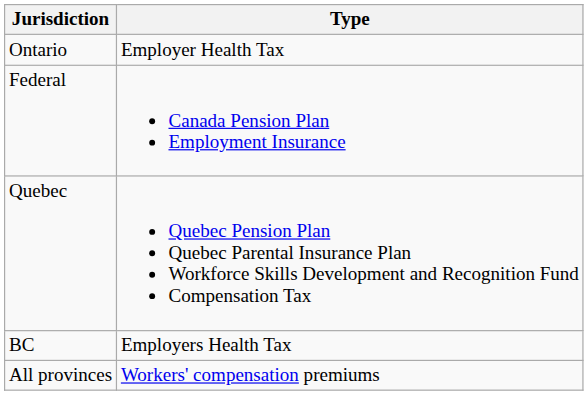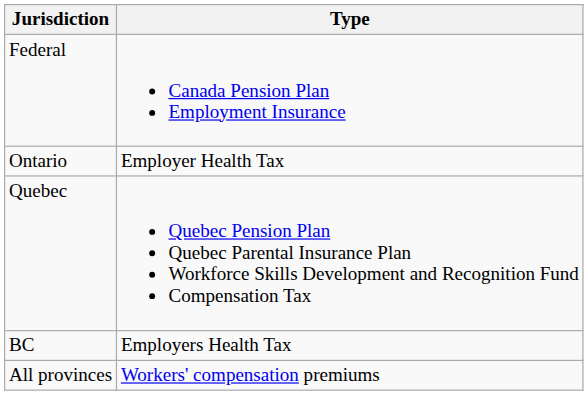rows swapped: (38, 79) <-> (38, 49)
